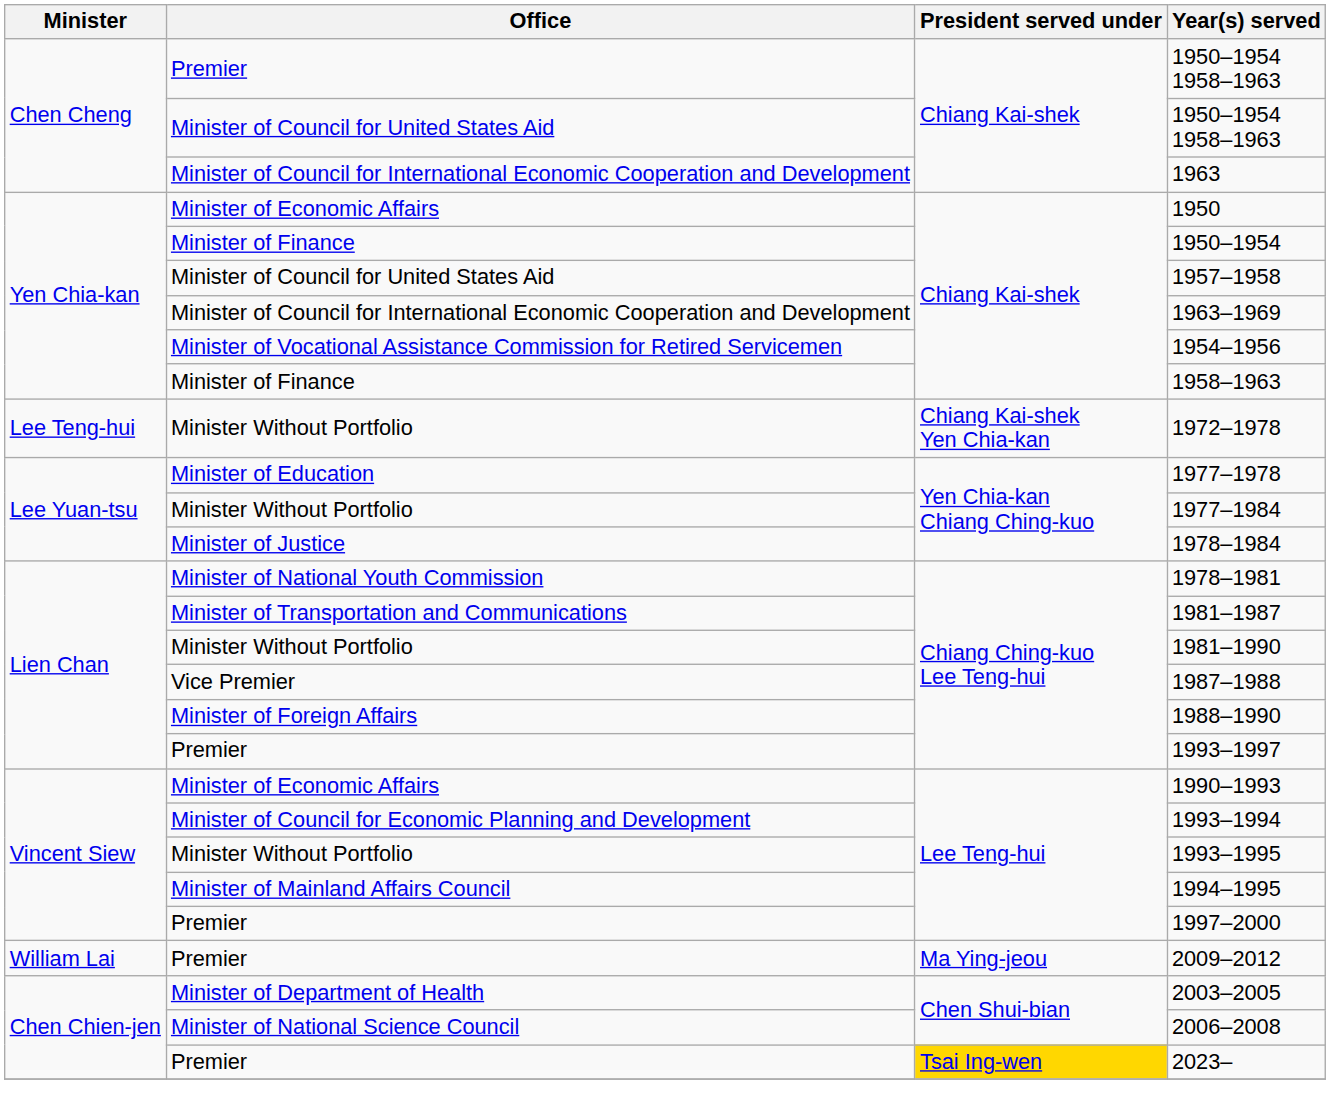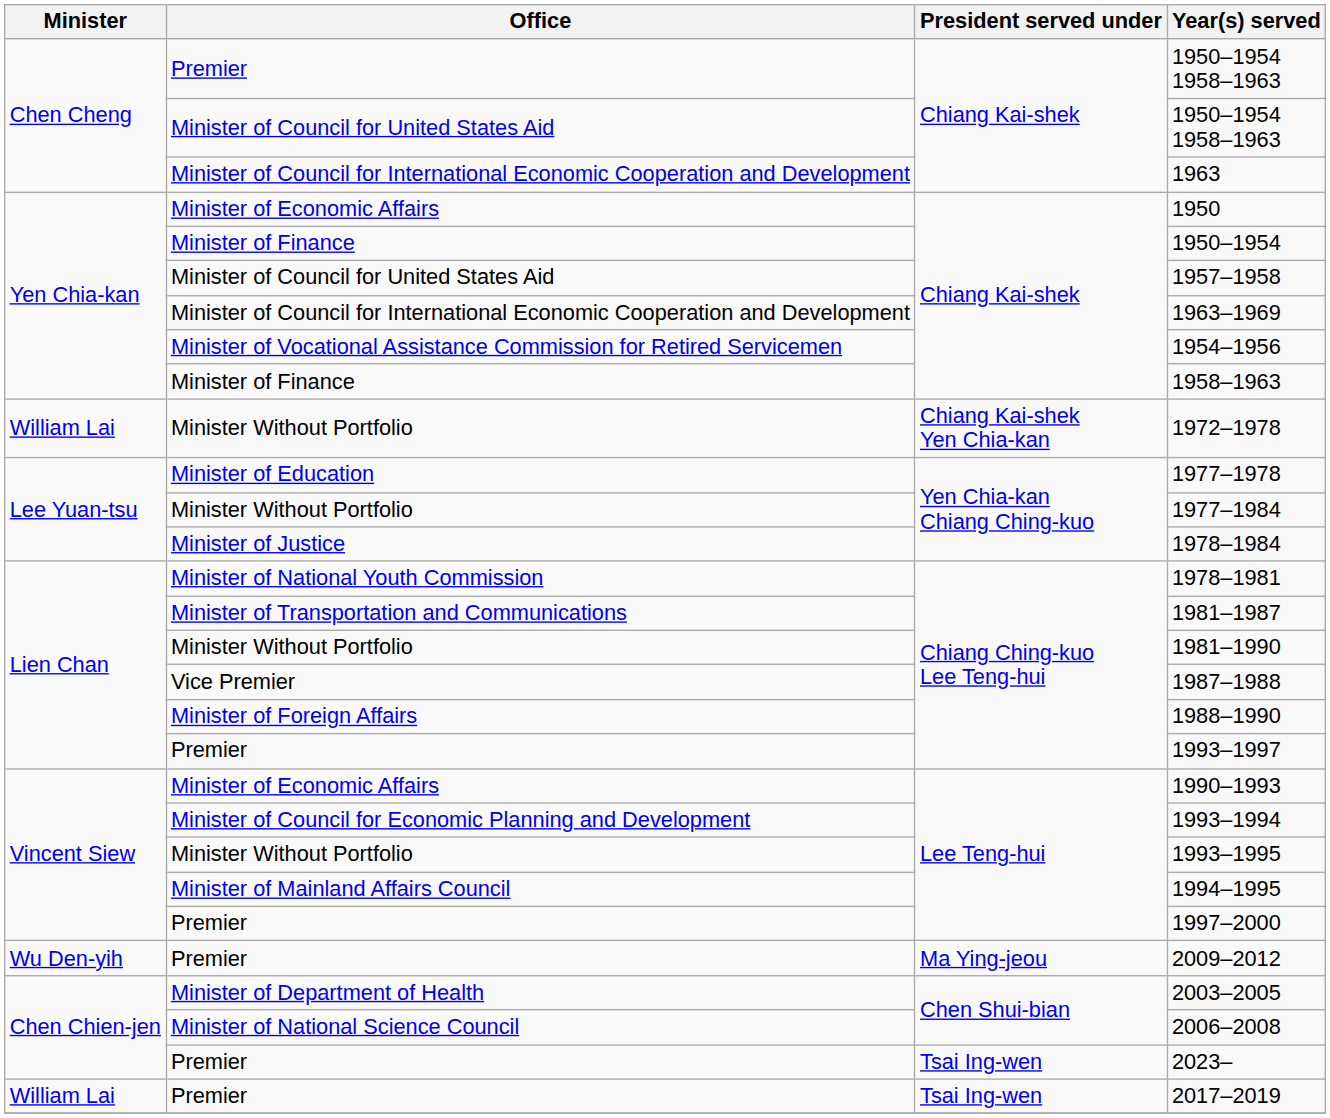(72, 428) Lee Teng-hui -> (62, 428) William Lai
(62, 957) William Lai -> (66, 957) Wu Den-yih
(981, 1061) gold background -> (981, 1061) no background
+ row: (209, 1095)
